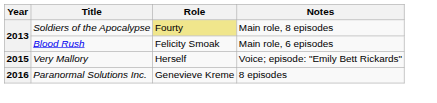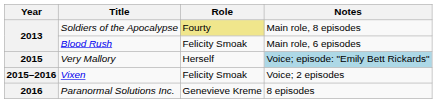(320, 59) no background -> (348, 59) lightblue background
+ row: (73, 75)
